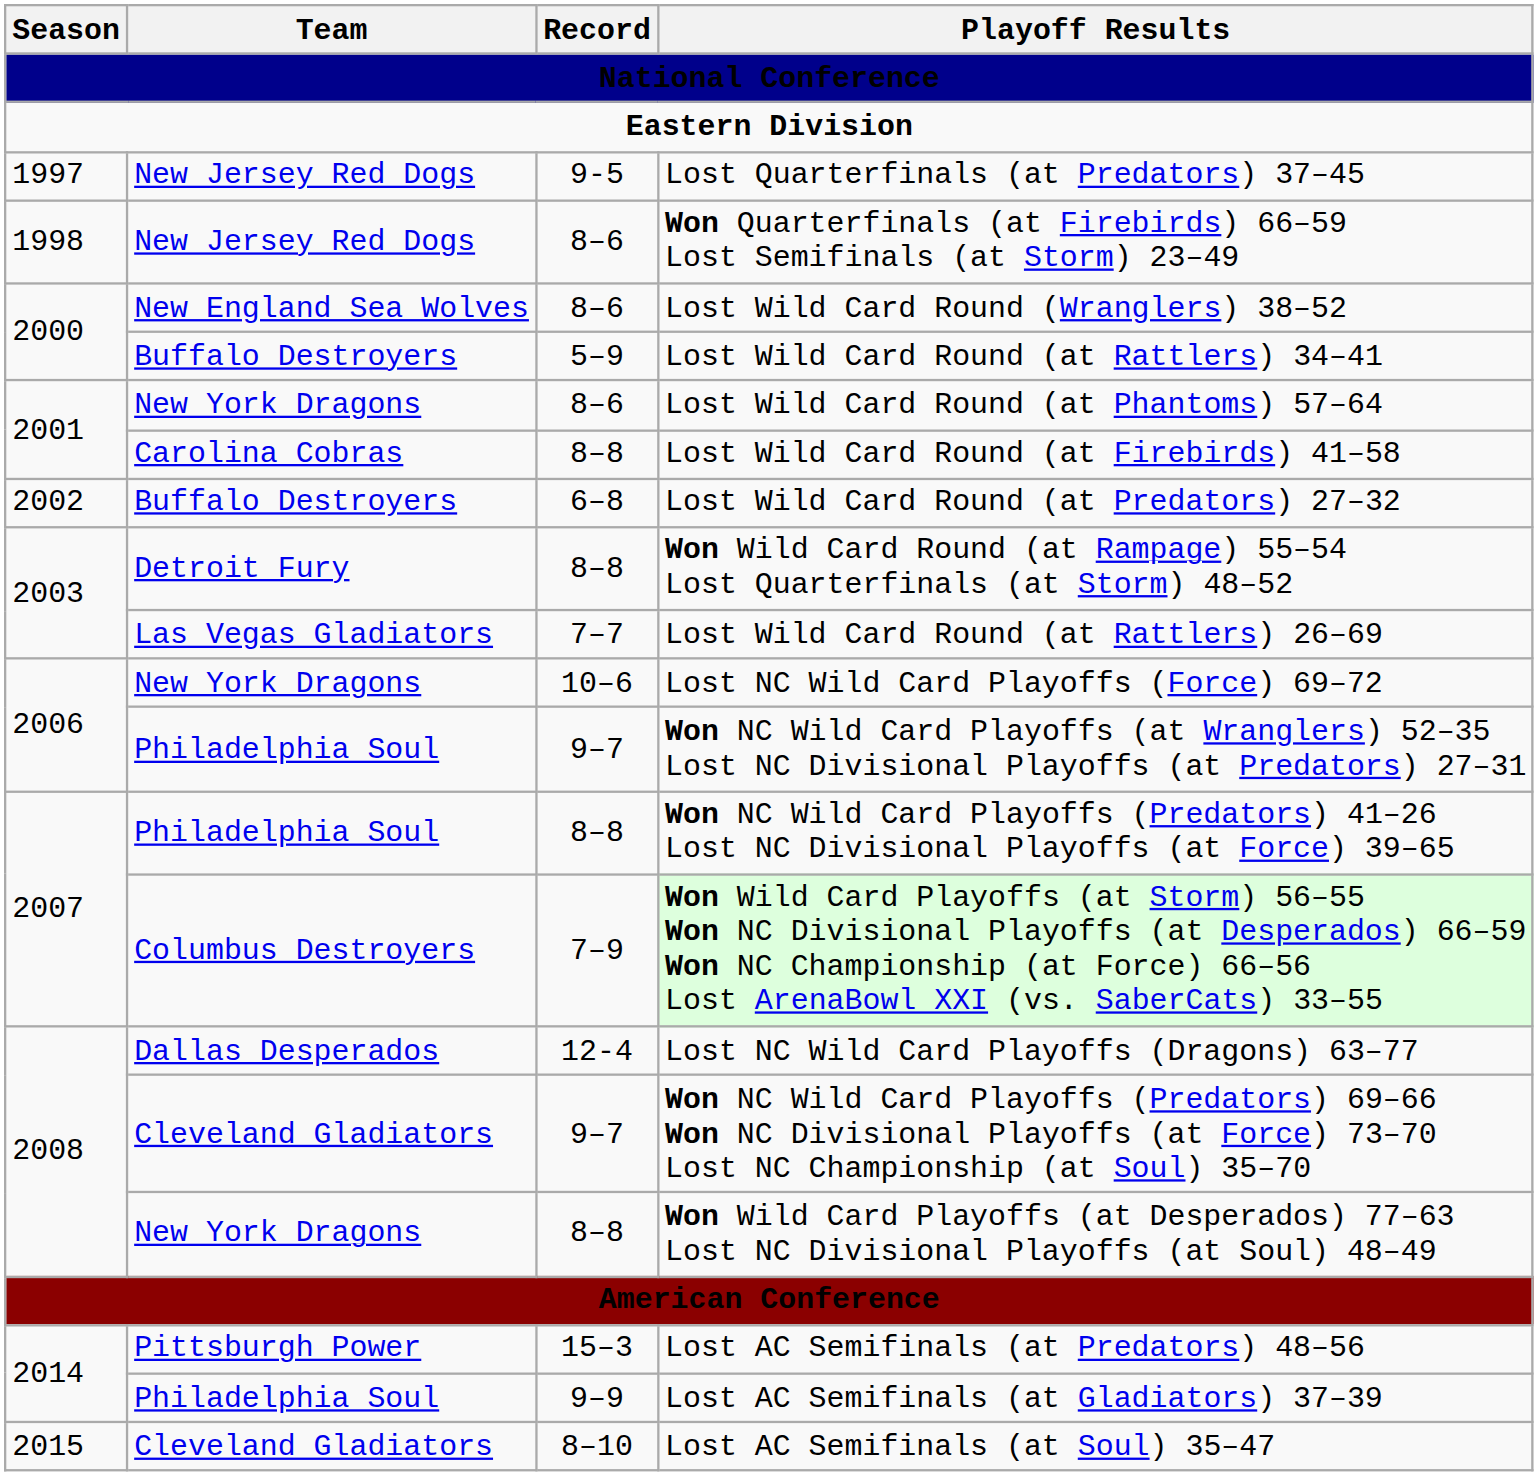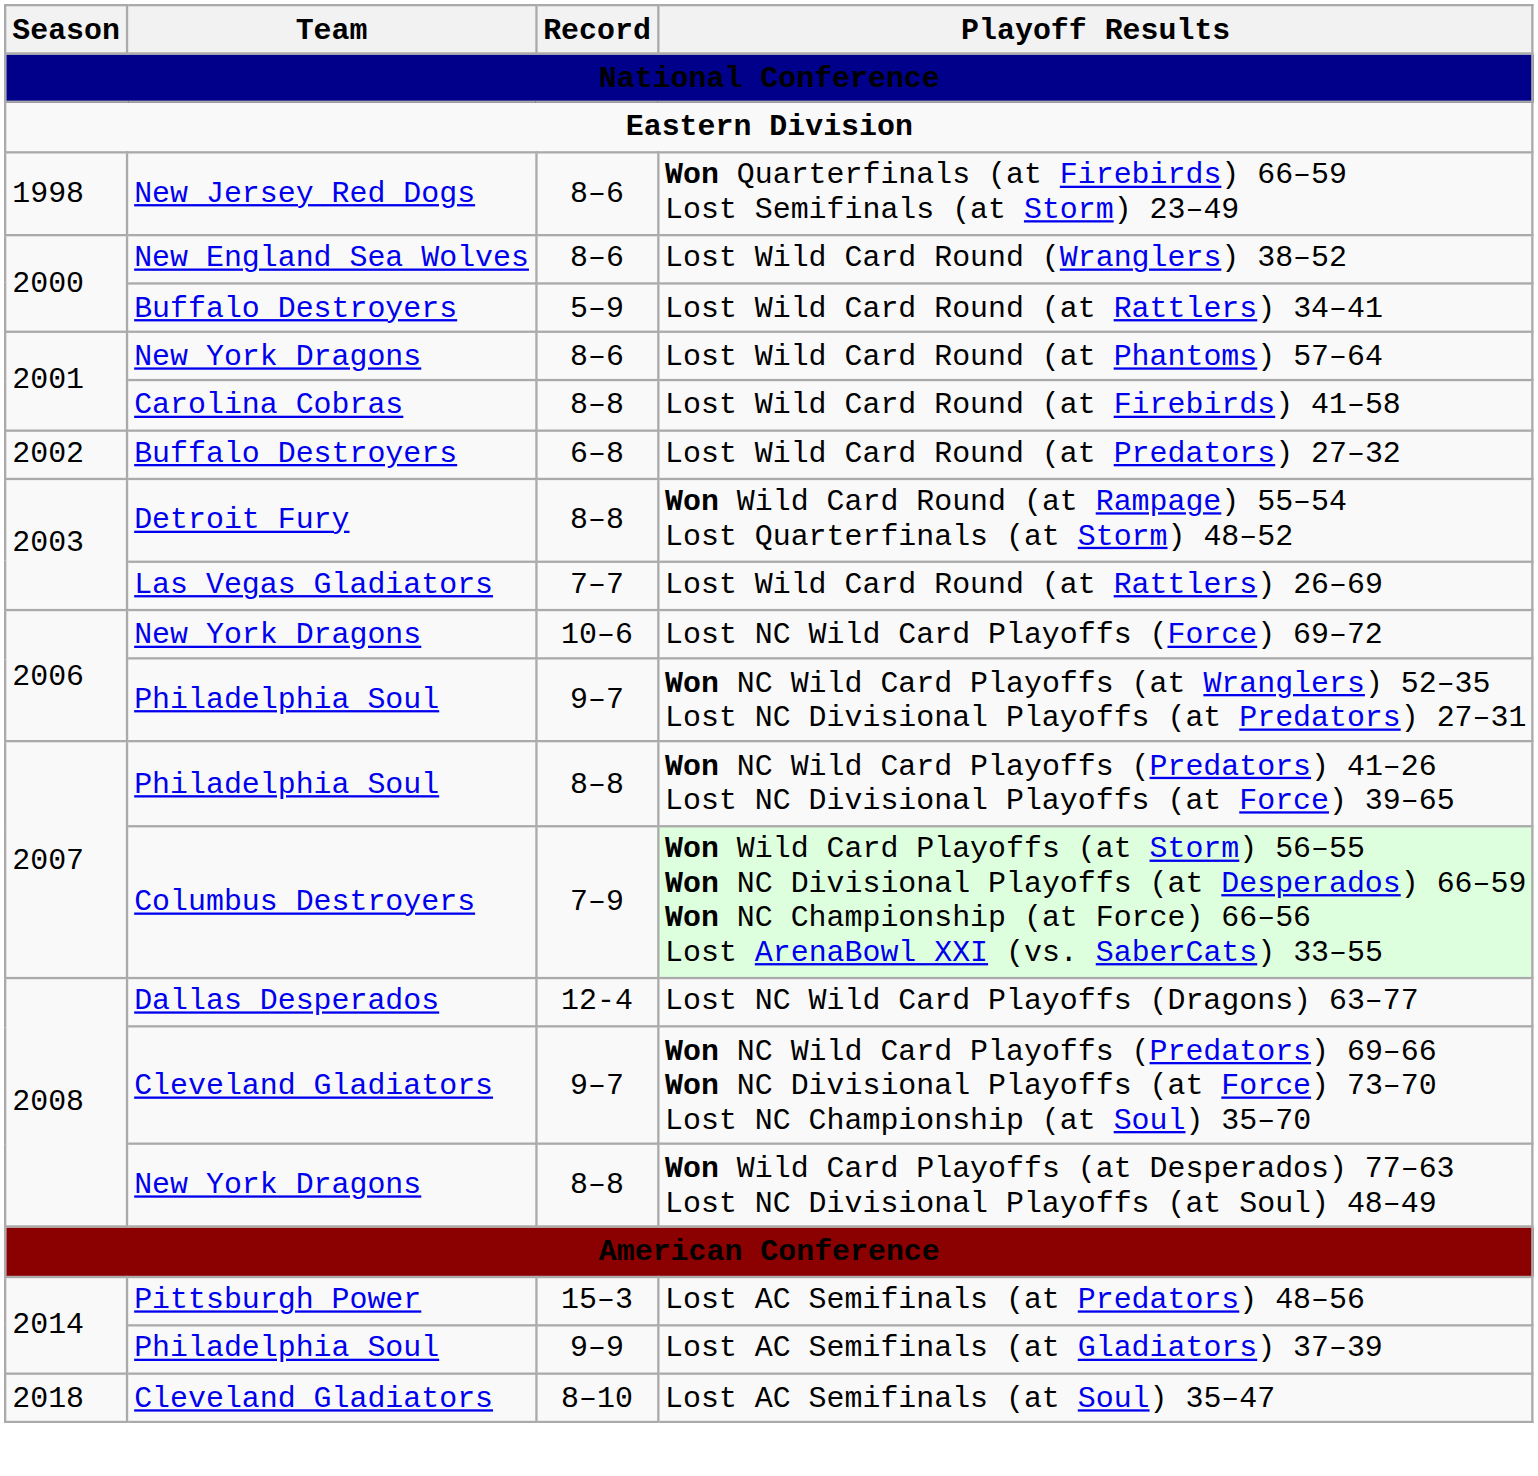- row: (1015, 176)
(48, 1447) 2015 -> (48, 1398) 2018
